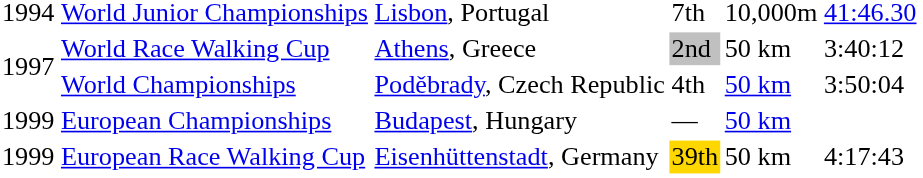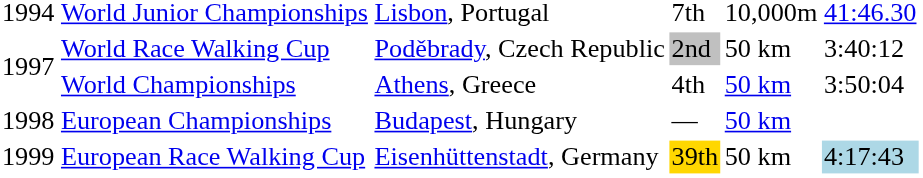(455, 48) Athens, Greece -> (520, 48) Poděbrady, Czech Republic
(520, 84) Poděbrady, Czech Republic -> (455, 84) Athens, Greece
(28, 120) 1999 -> (28, 120) 1998
(864, 156) no background -> (864, 156) lightblue background
